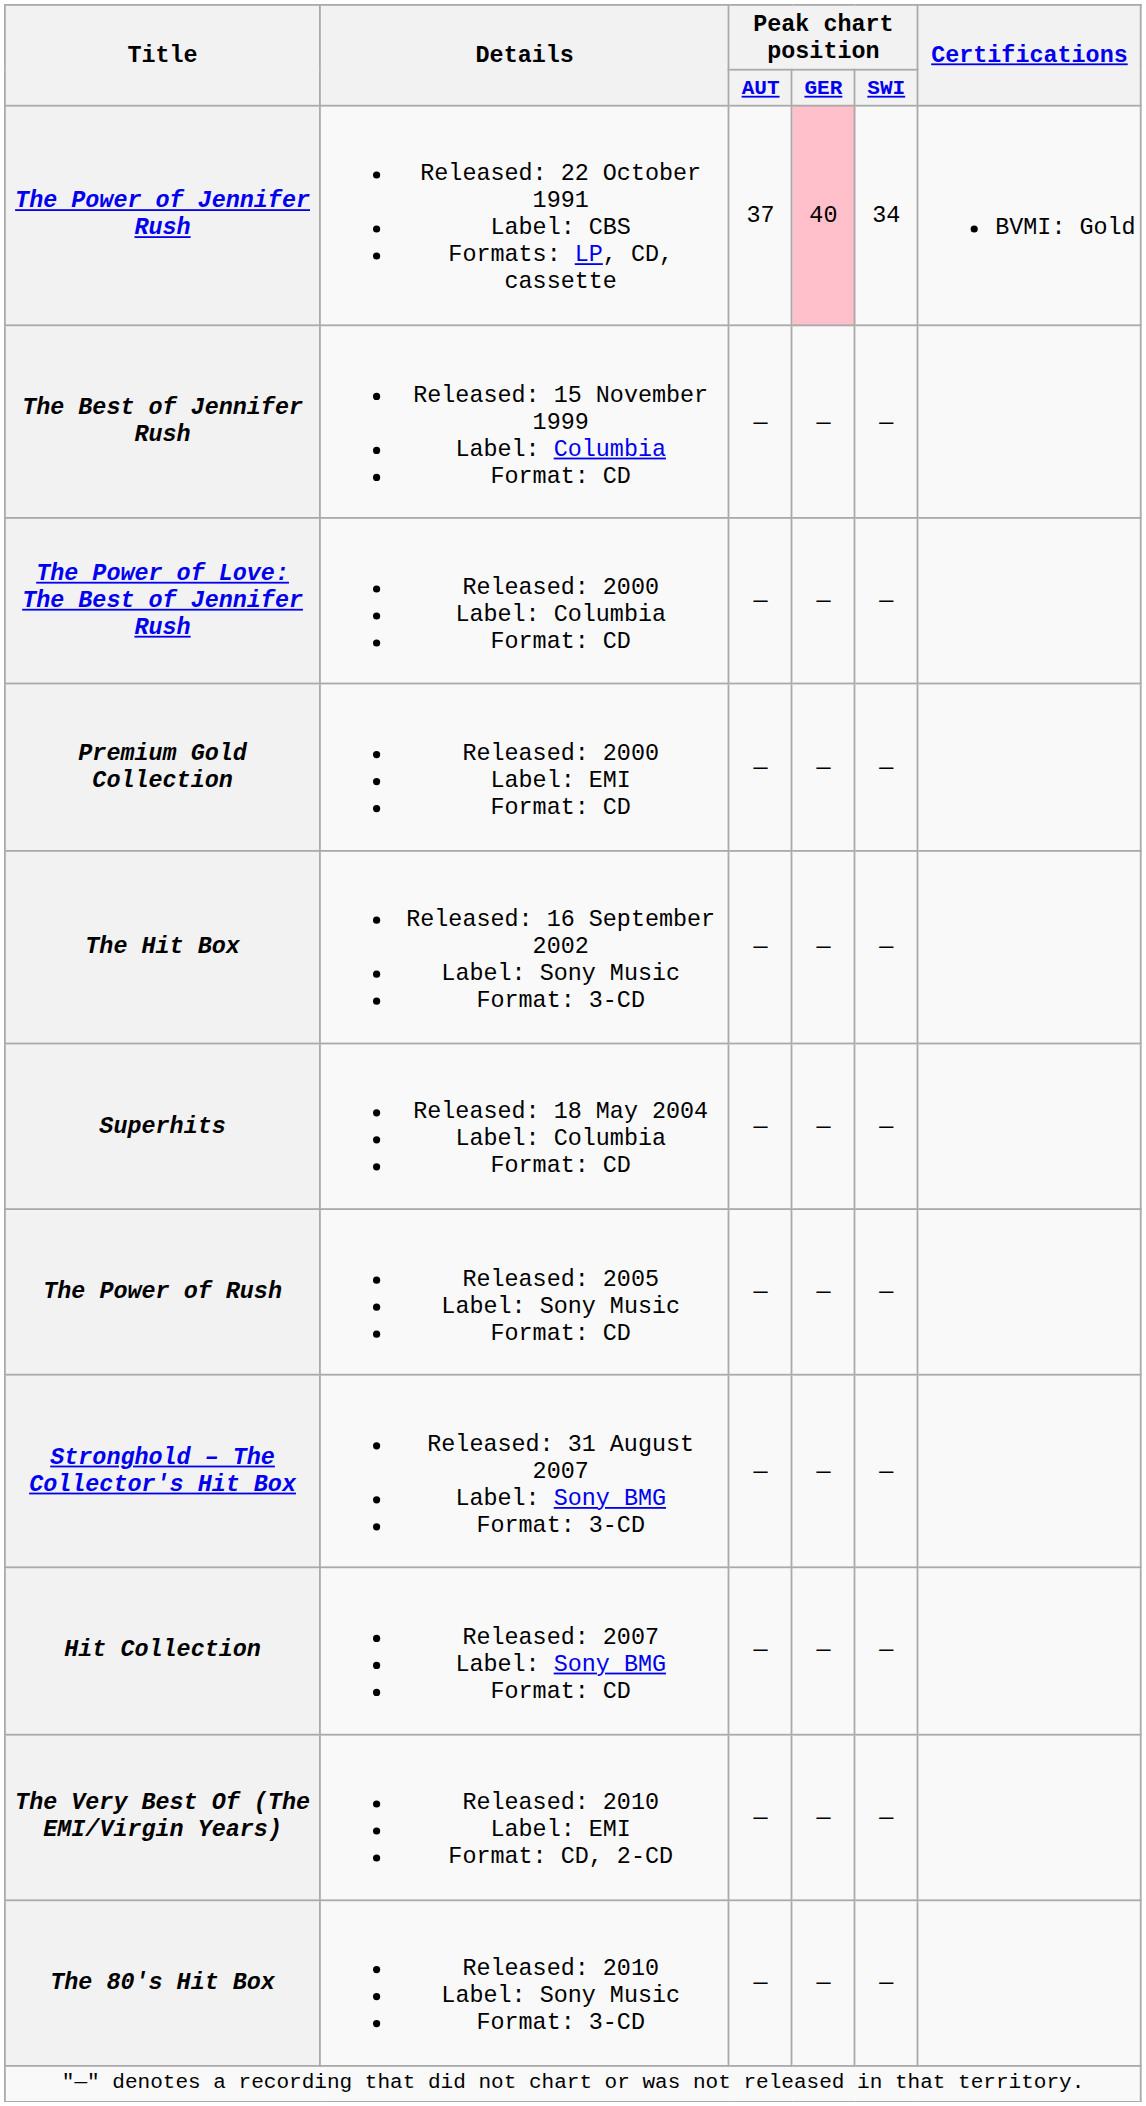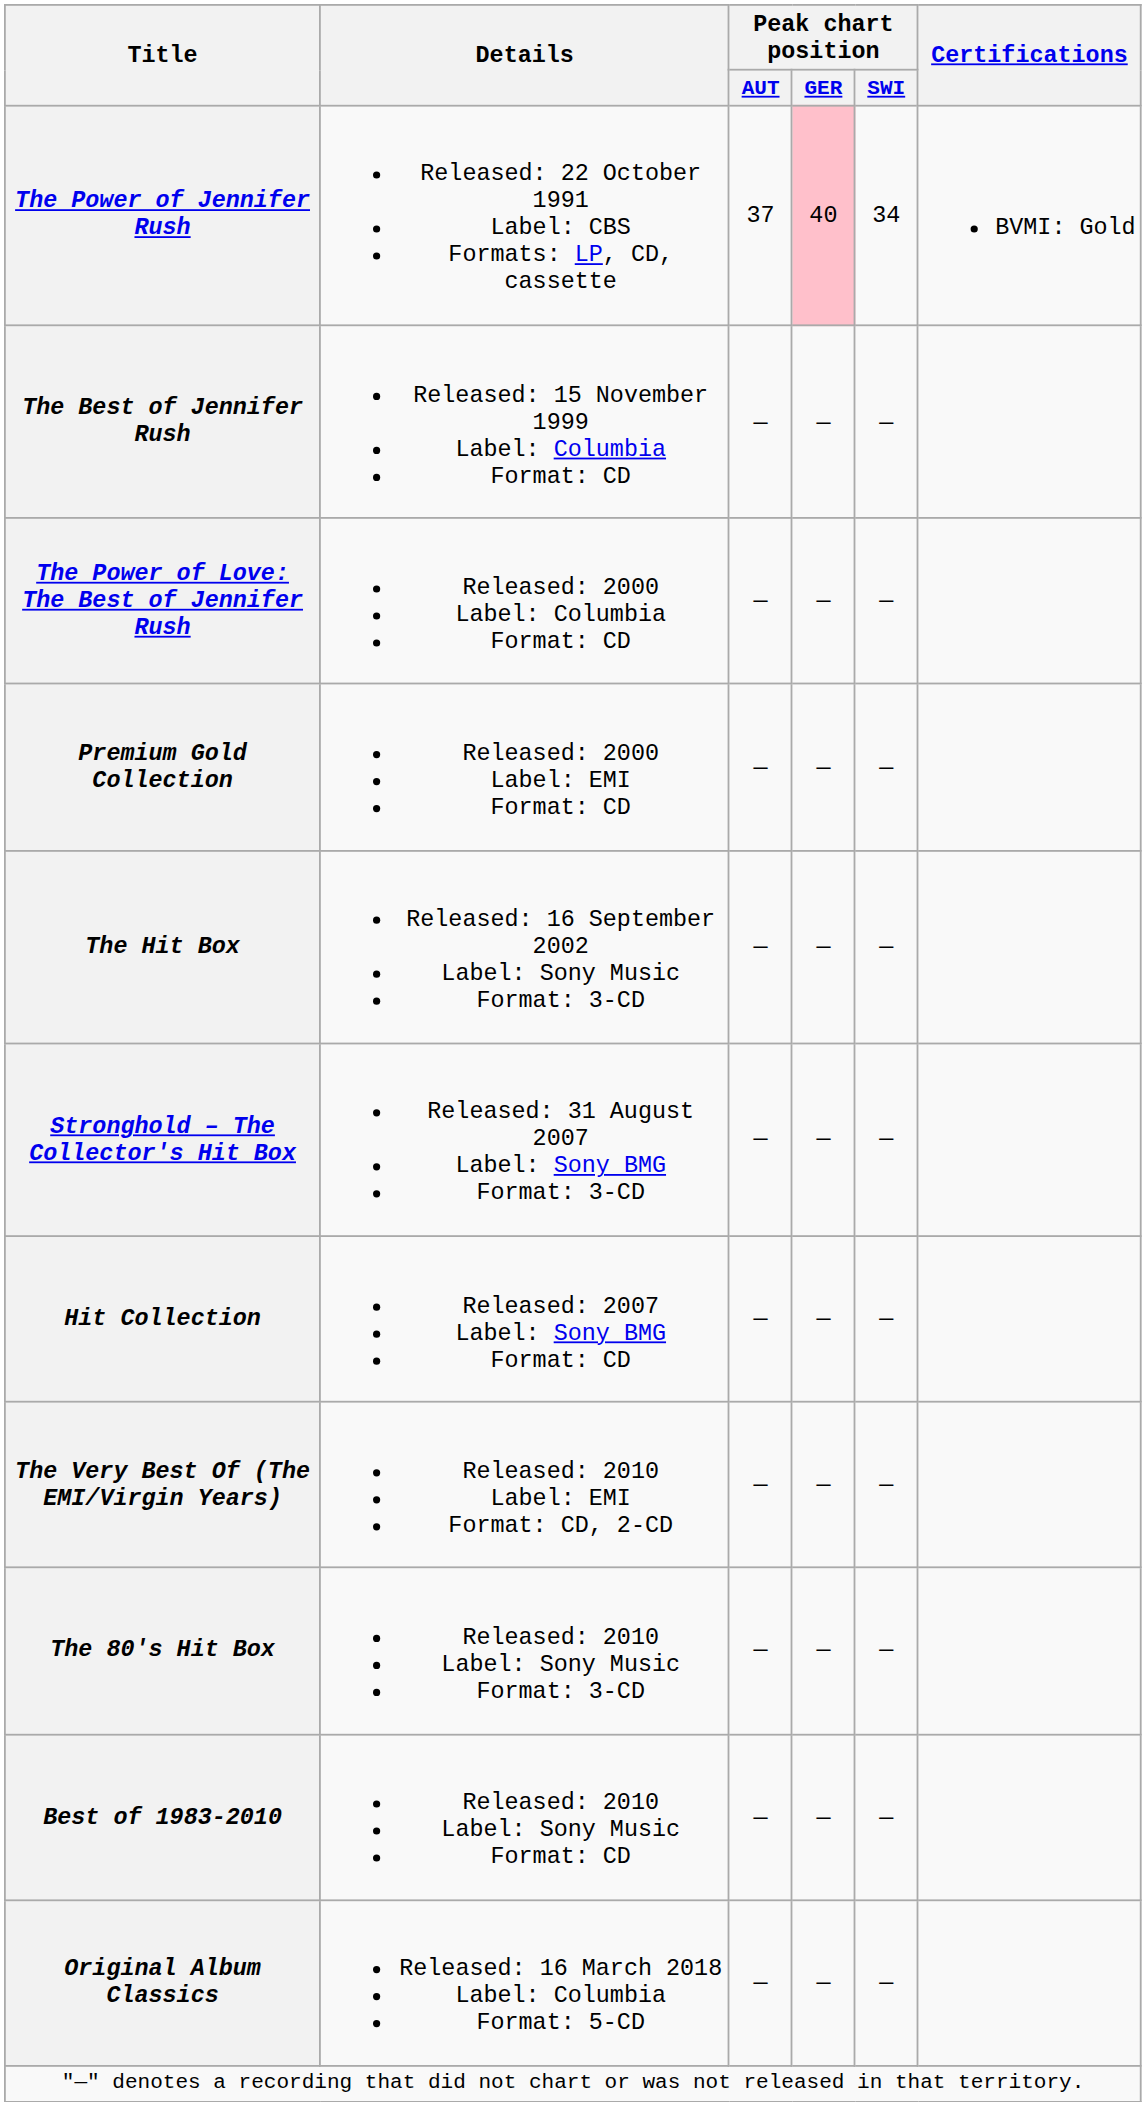- row: (163, 1126)
- row: (163, 1292)
+ row: (163, 1817)
+ row: (163, 1983)
